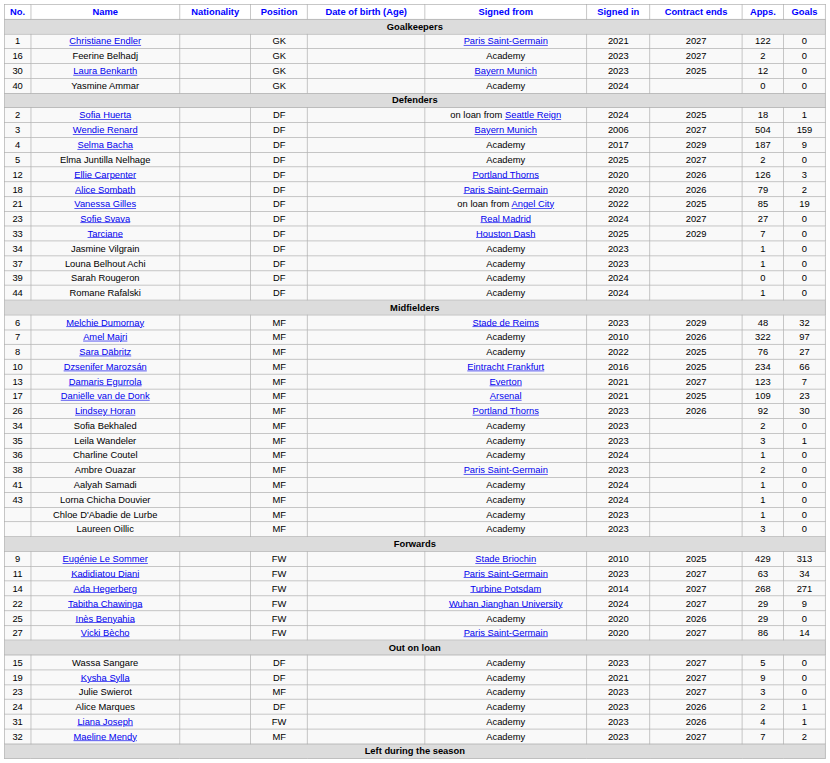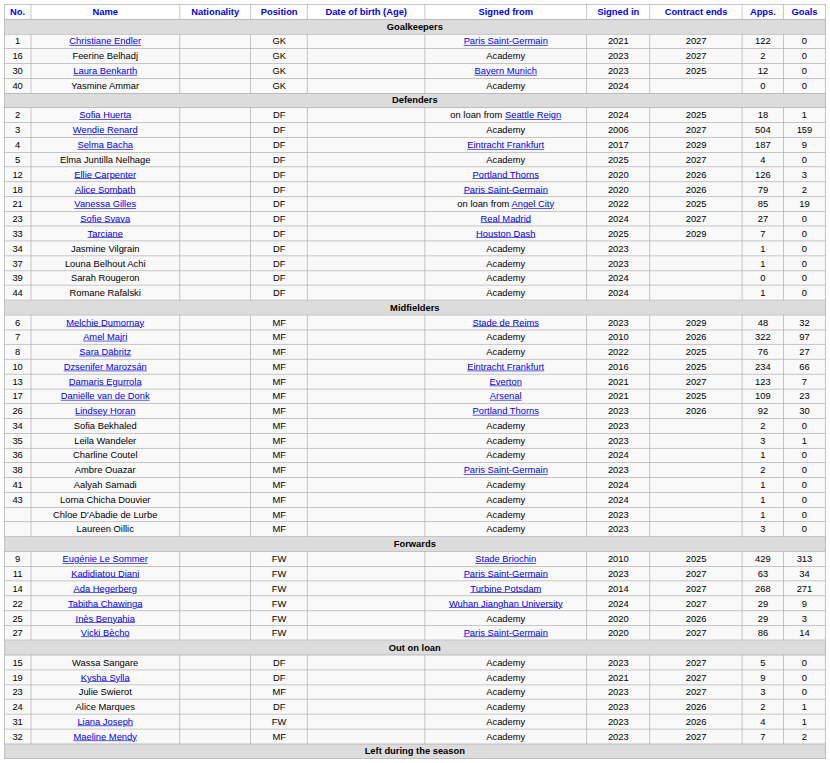(506, 130) Bayern Munich -> (506, 130) Academy
(506, 145) Academy -> (506, 145) Eintracht Frankfurt
(763, 160) 2 -> (763, 160) 4
(804, 618) 0 -> (804, 618) 3
